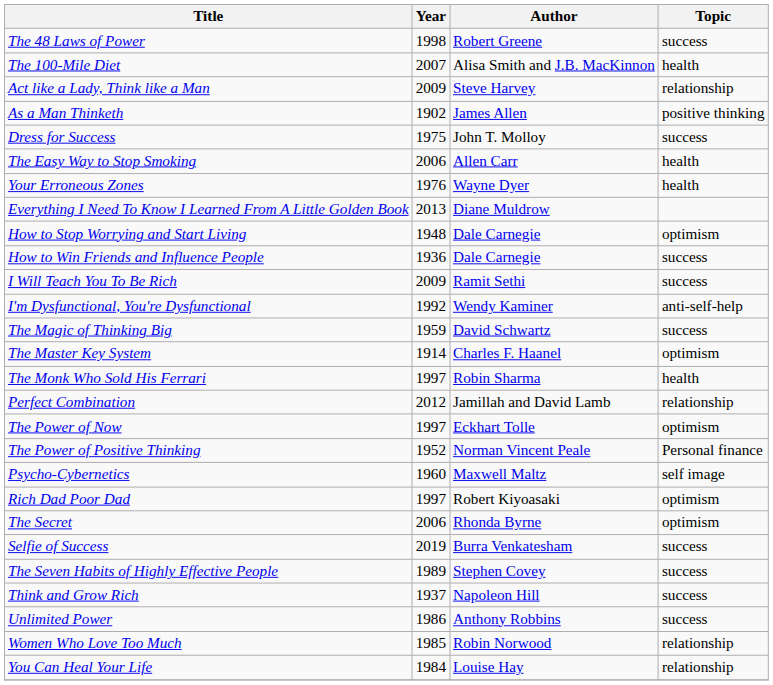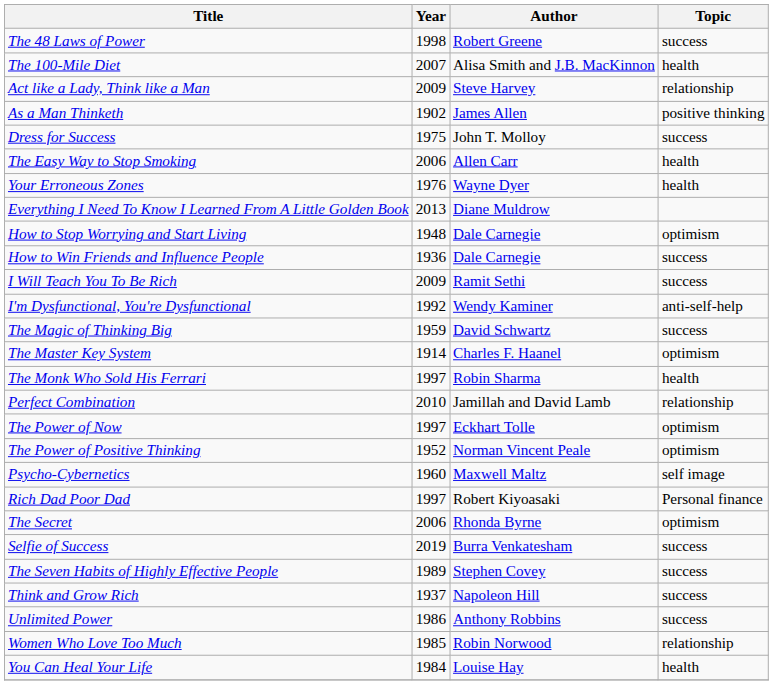(431, 402) 2012 -> (431, 402) 2010
(712, 450) Personal finance -> (691, 450) optimism
(691, 498) optimism -> (712, 498) Personal finance
(698, 667) relationship -> (680, 667) health
